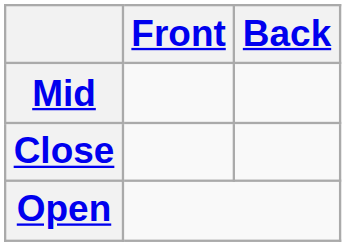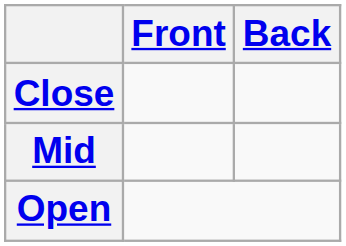rows swapped: (64, 151) <-> (64, 92)
